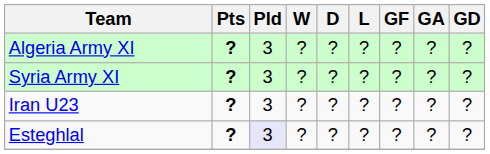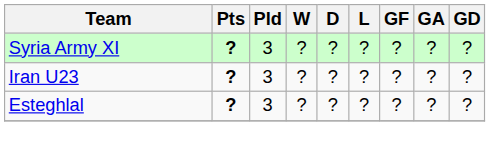- row: (72, 47)
(268, 134) lavender background -> (268, 105) no background
